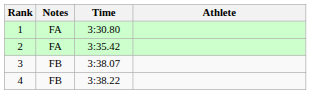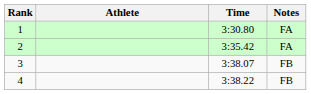columns swapped: (219, 13) <-> (55, 13)
